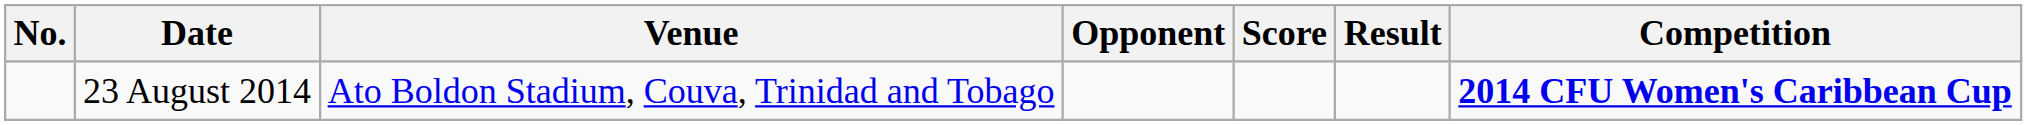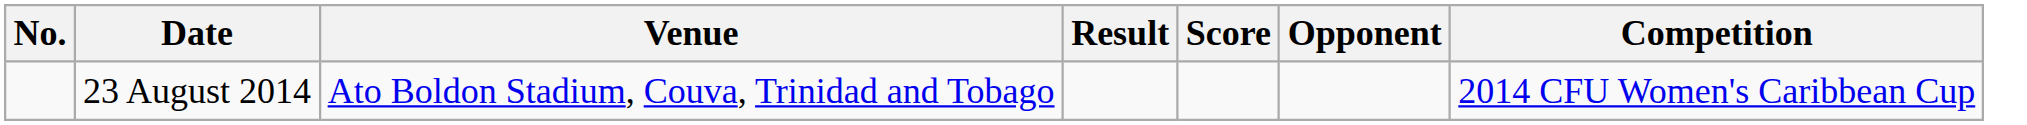columns swapped: (1148, 33) <-> (1393, 33)
(1735, 90) bold -> (1717, 90) normal
